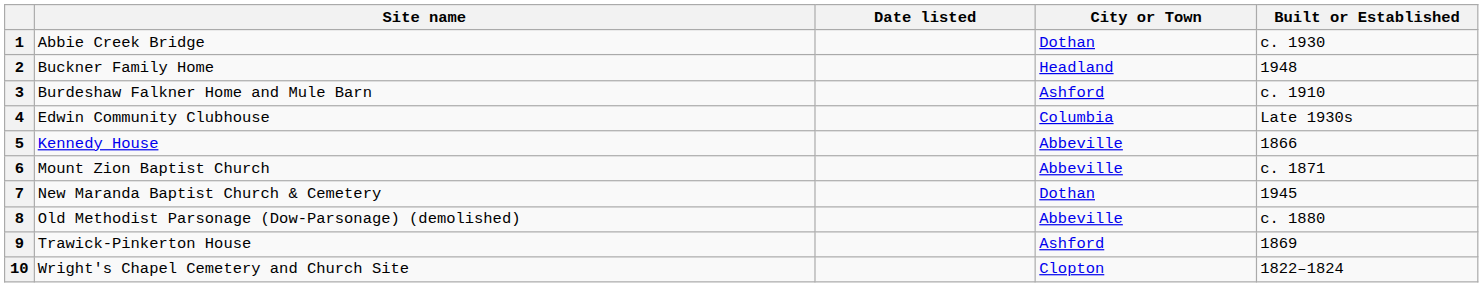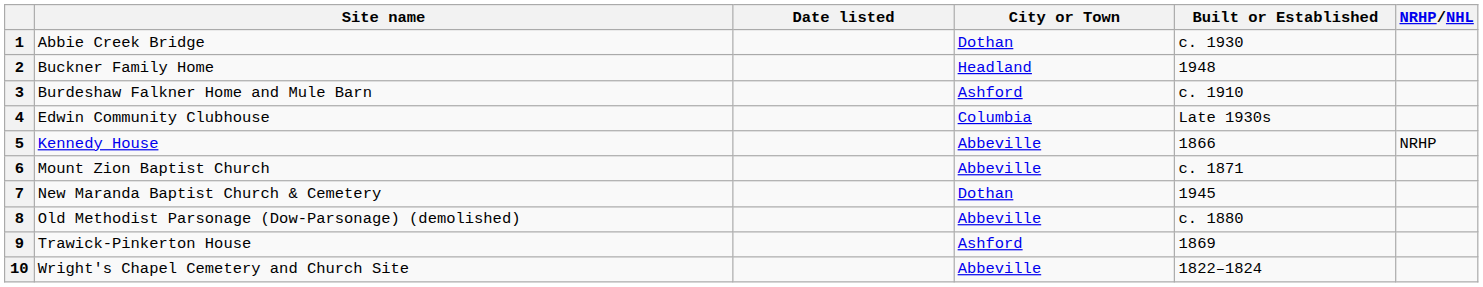+ column: (1437, 17)
(1072, 269) Clopton -> (999, 269) Abbeville
